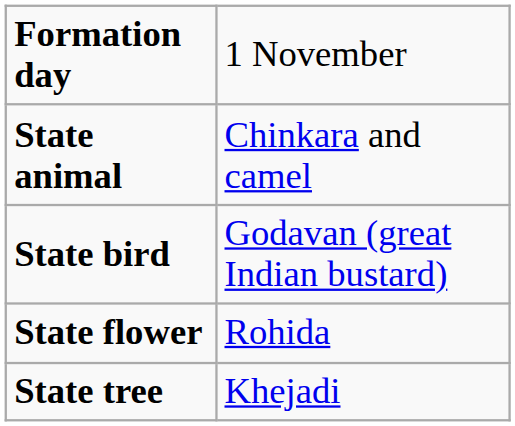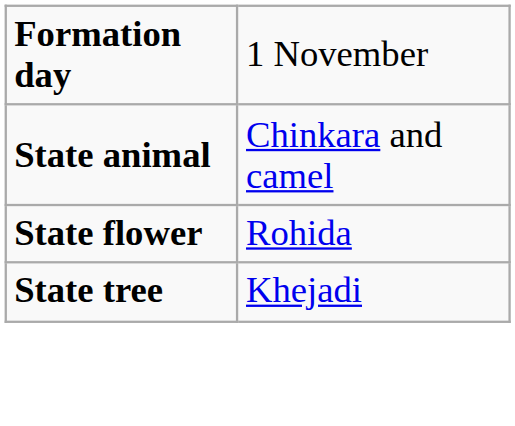- row: (92, 253)
